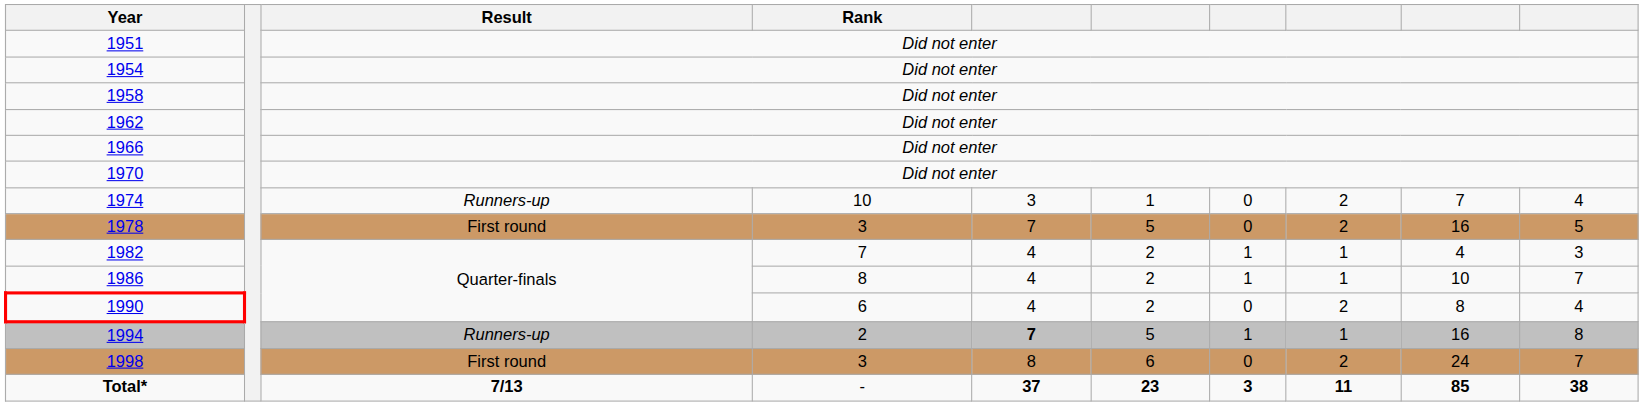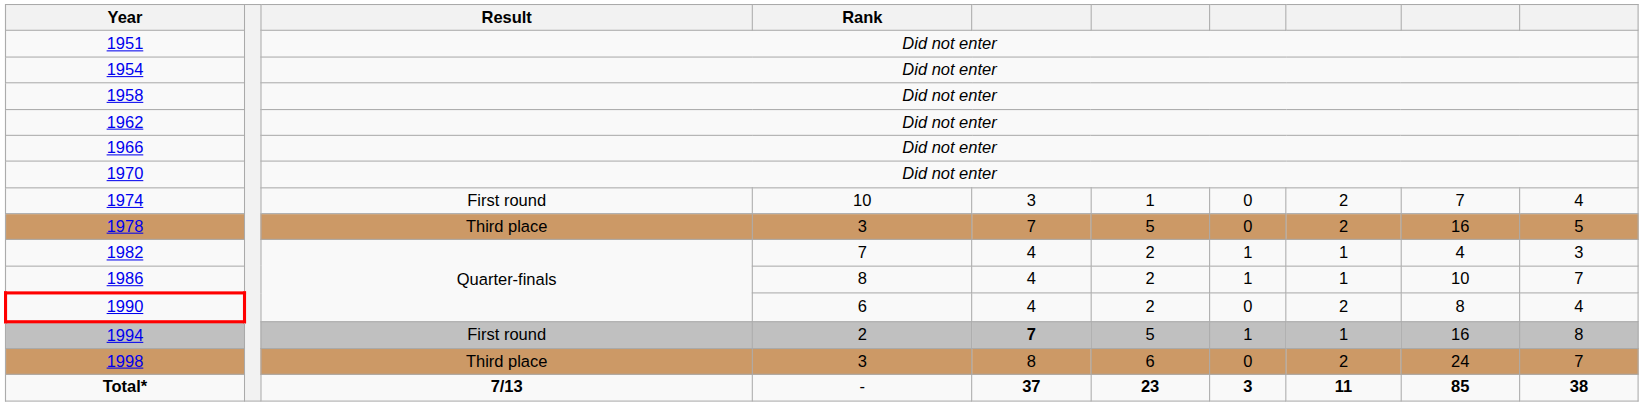(507, 200) Runners-up -> (507, 200) First round
(507, 226) First round -> (507, 226) Third place
(507, 334) Runners-up -> (507, 334) First round
(507, 361) First round -> (507, 361) Third place
